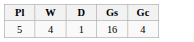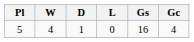+ column: (112, 12)
